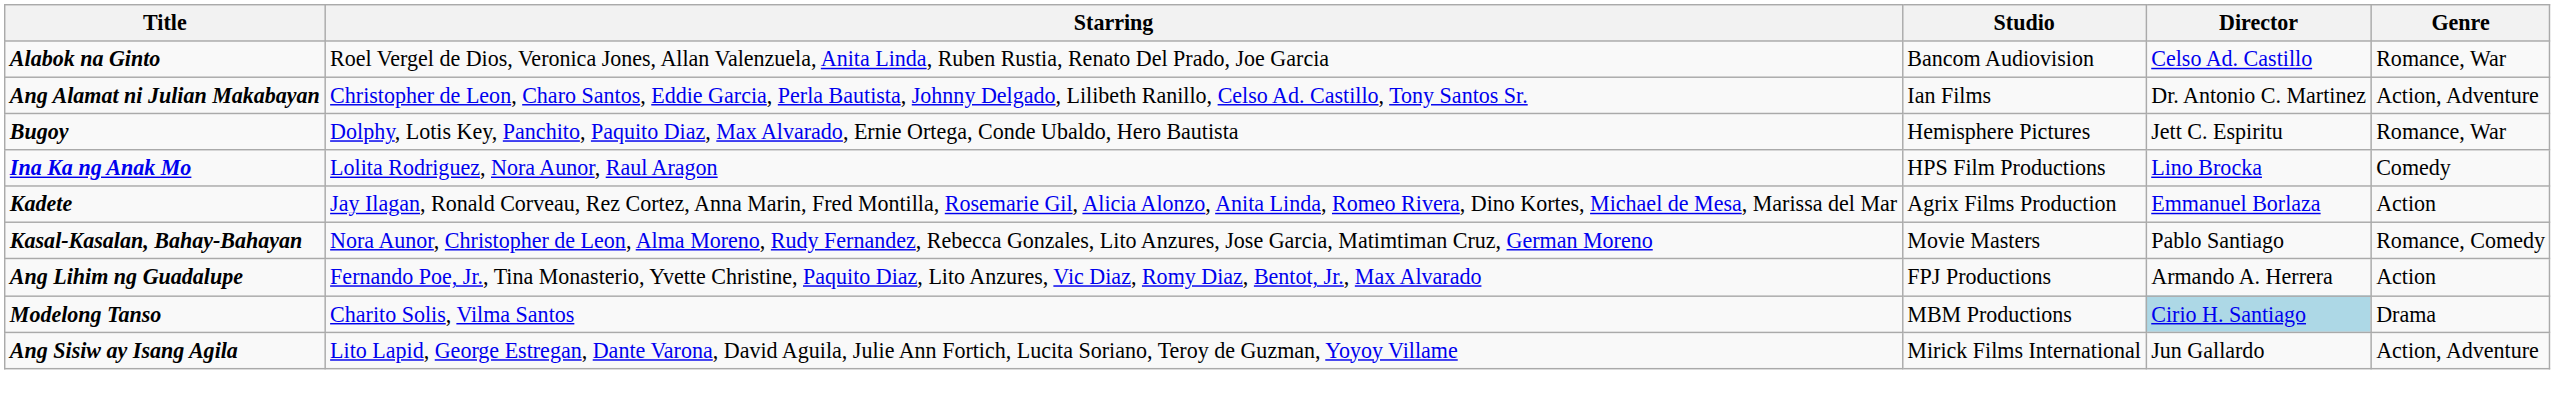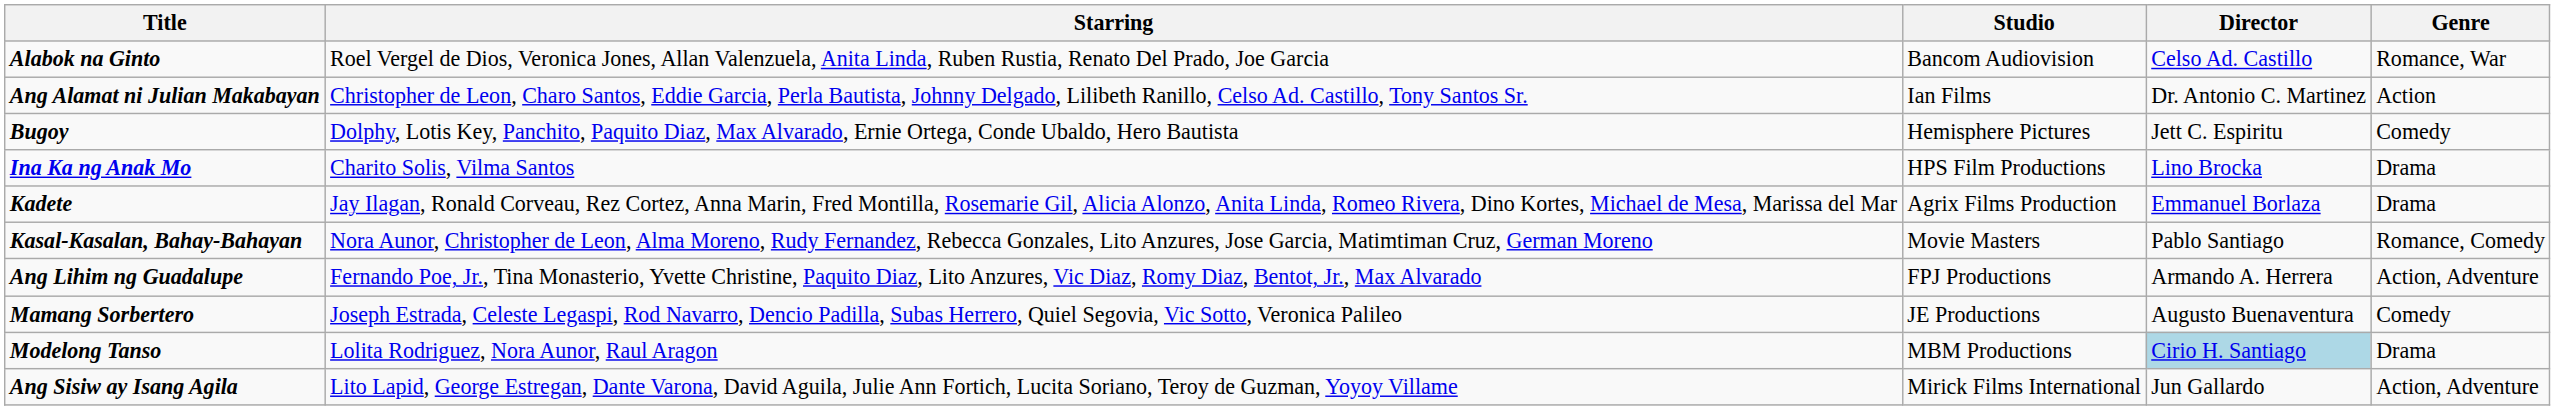(2458, 95) Action, Adventure -> (2406, 95) Action
(2441, 131) Romance, War -> (2413, 131) Comedy
(524, 168) Lolita Rodriguez, Nora Aunor, Raul Aragon -> (452, 168) Charito Solis, Vilma Santos
(2413, 168) Comedy -> (2406, 168) Drama
(2406, 204) Action -> (2406, 204) Drama
(2406, 277) Action -> (2458, 277) Action, Adventure
+ row: (102, 313)
(452, 313) Charito Solis, Vilma Santos -> (524, 349) Lolita Rodriguez, Nora Aunor, Raul Aragon
